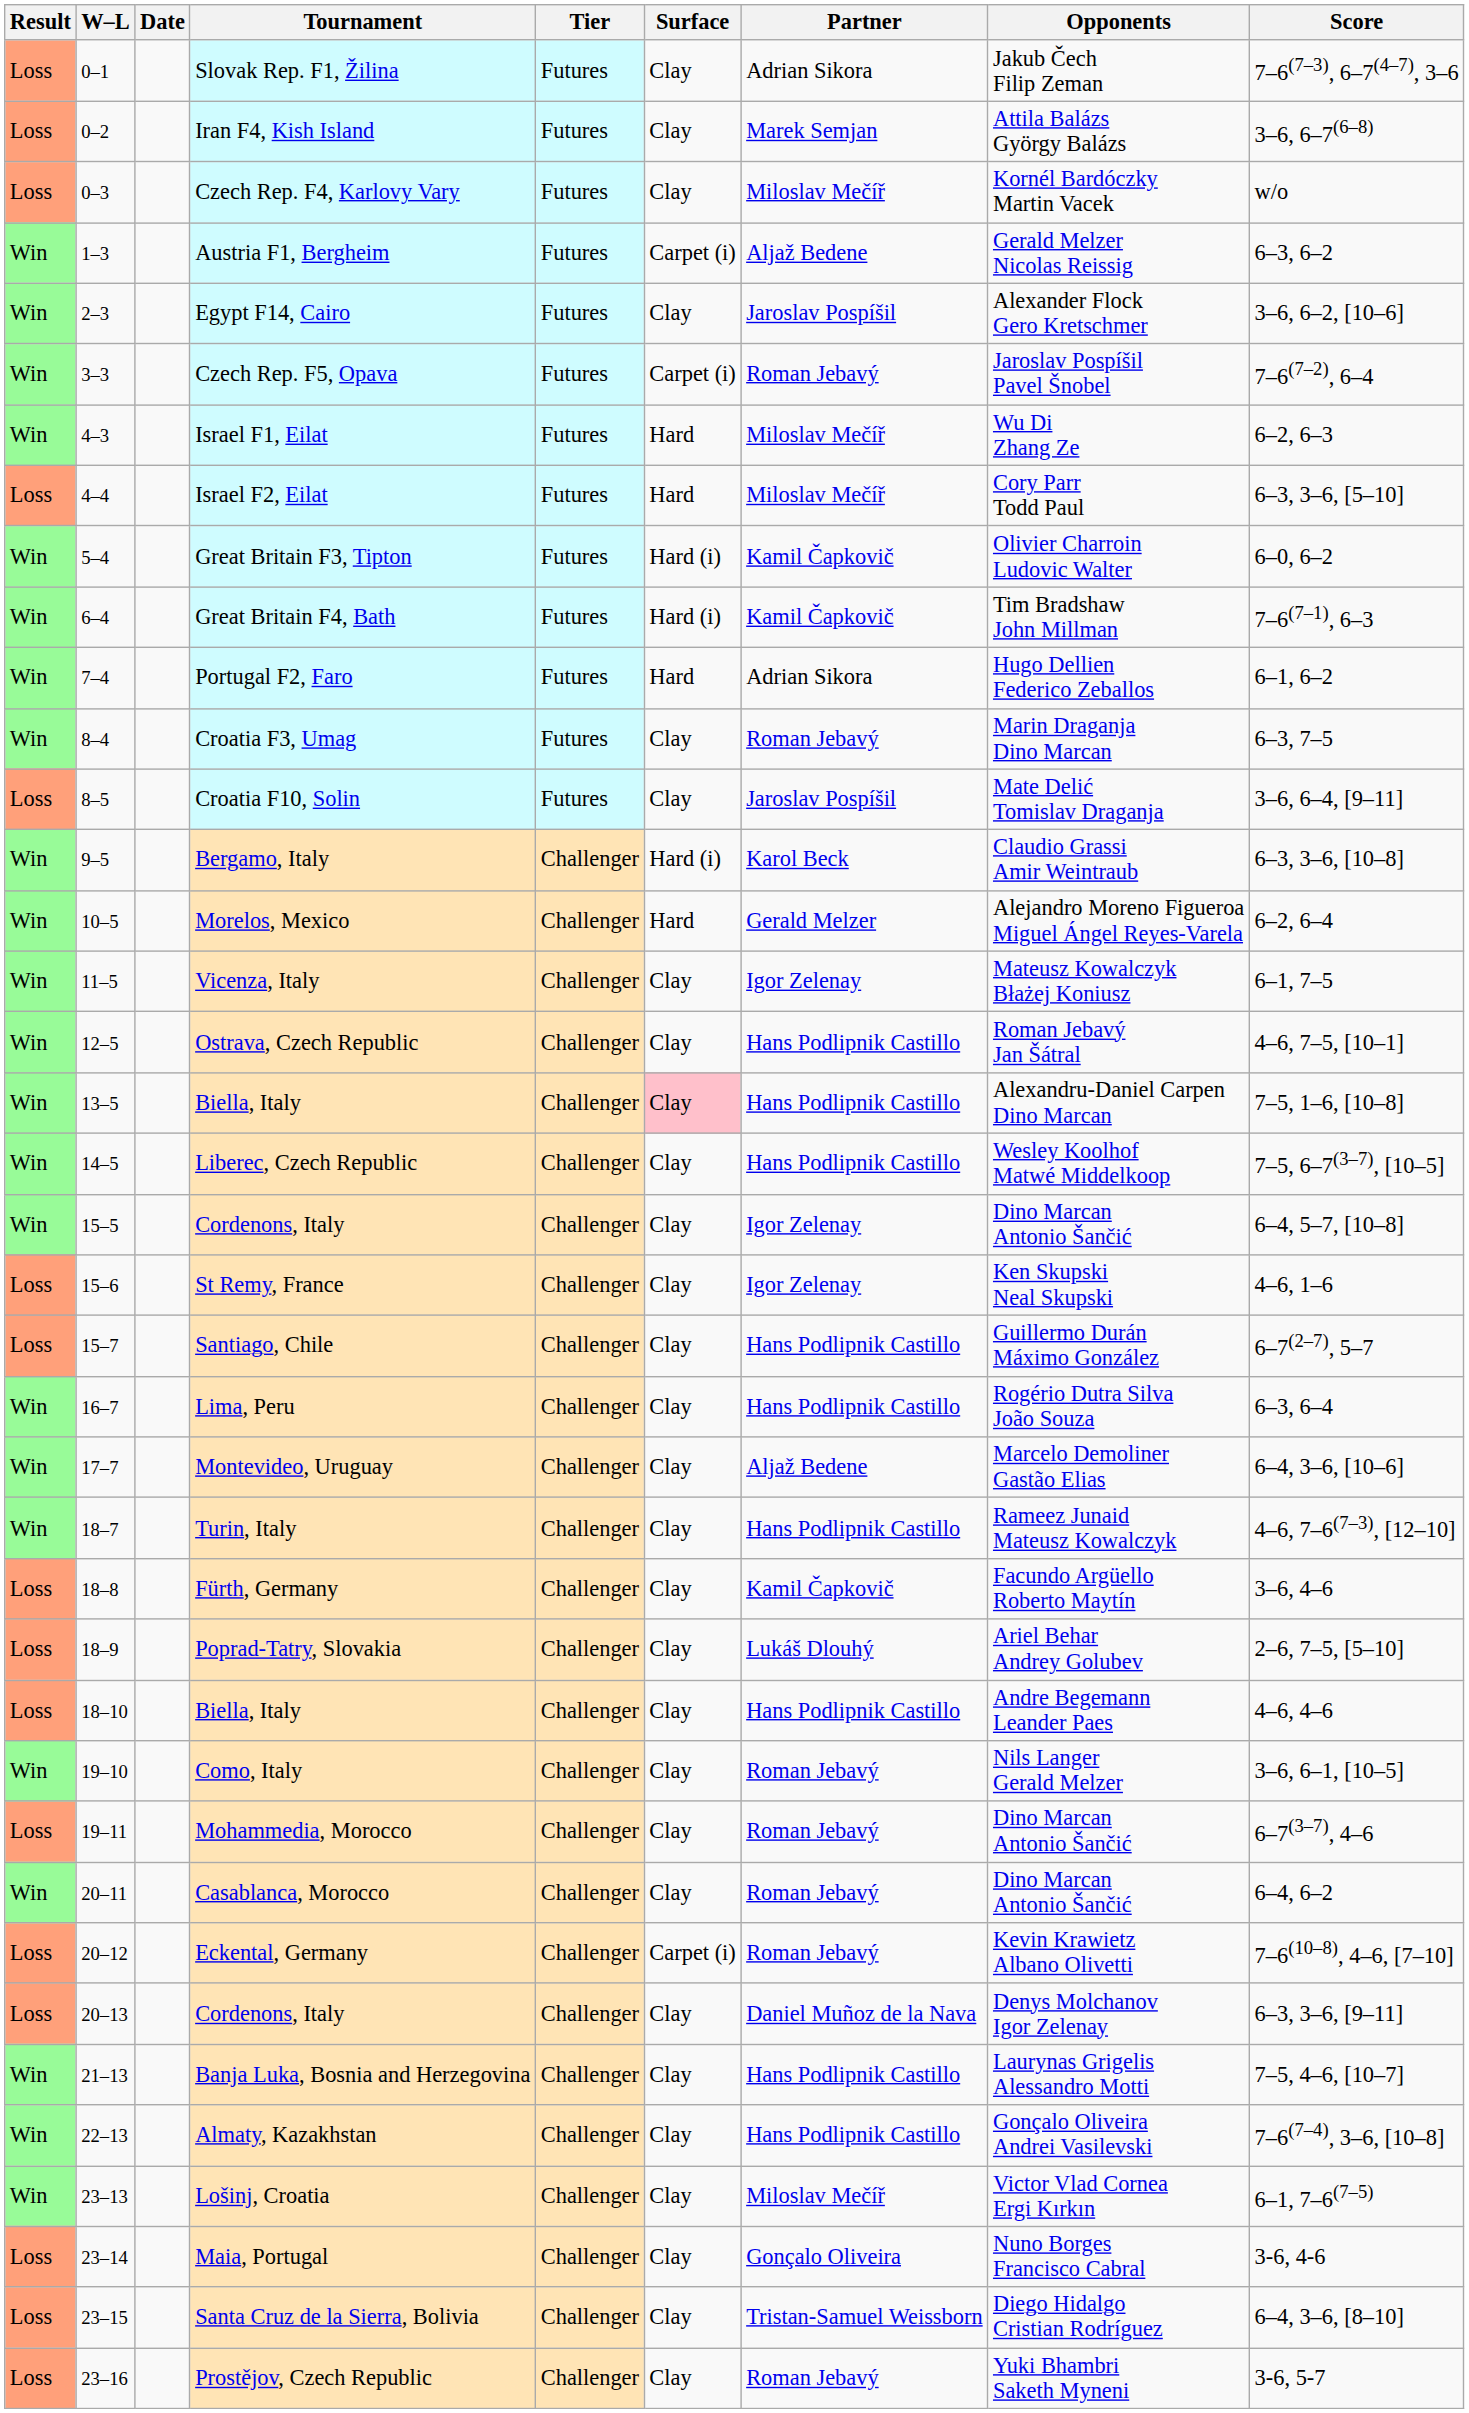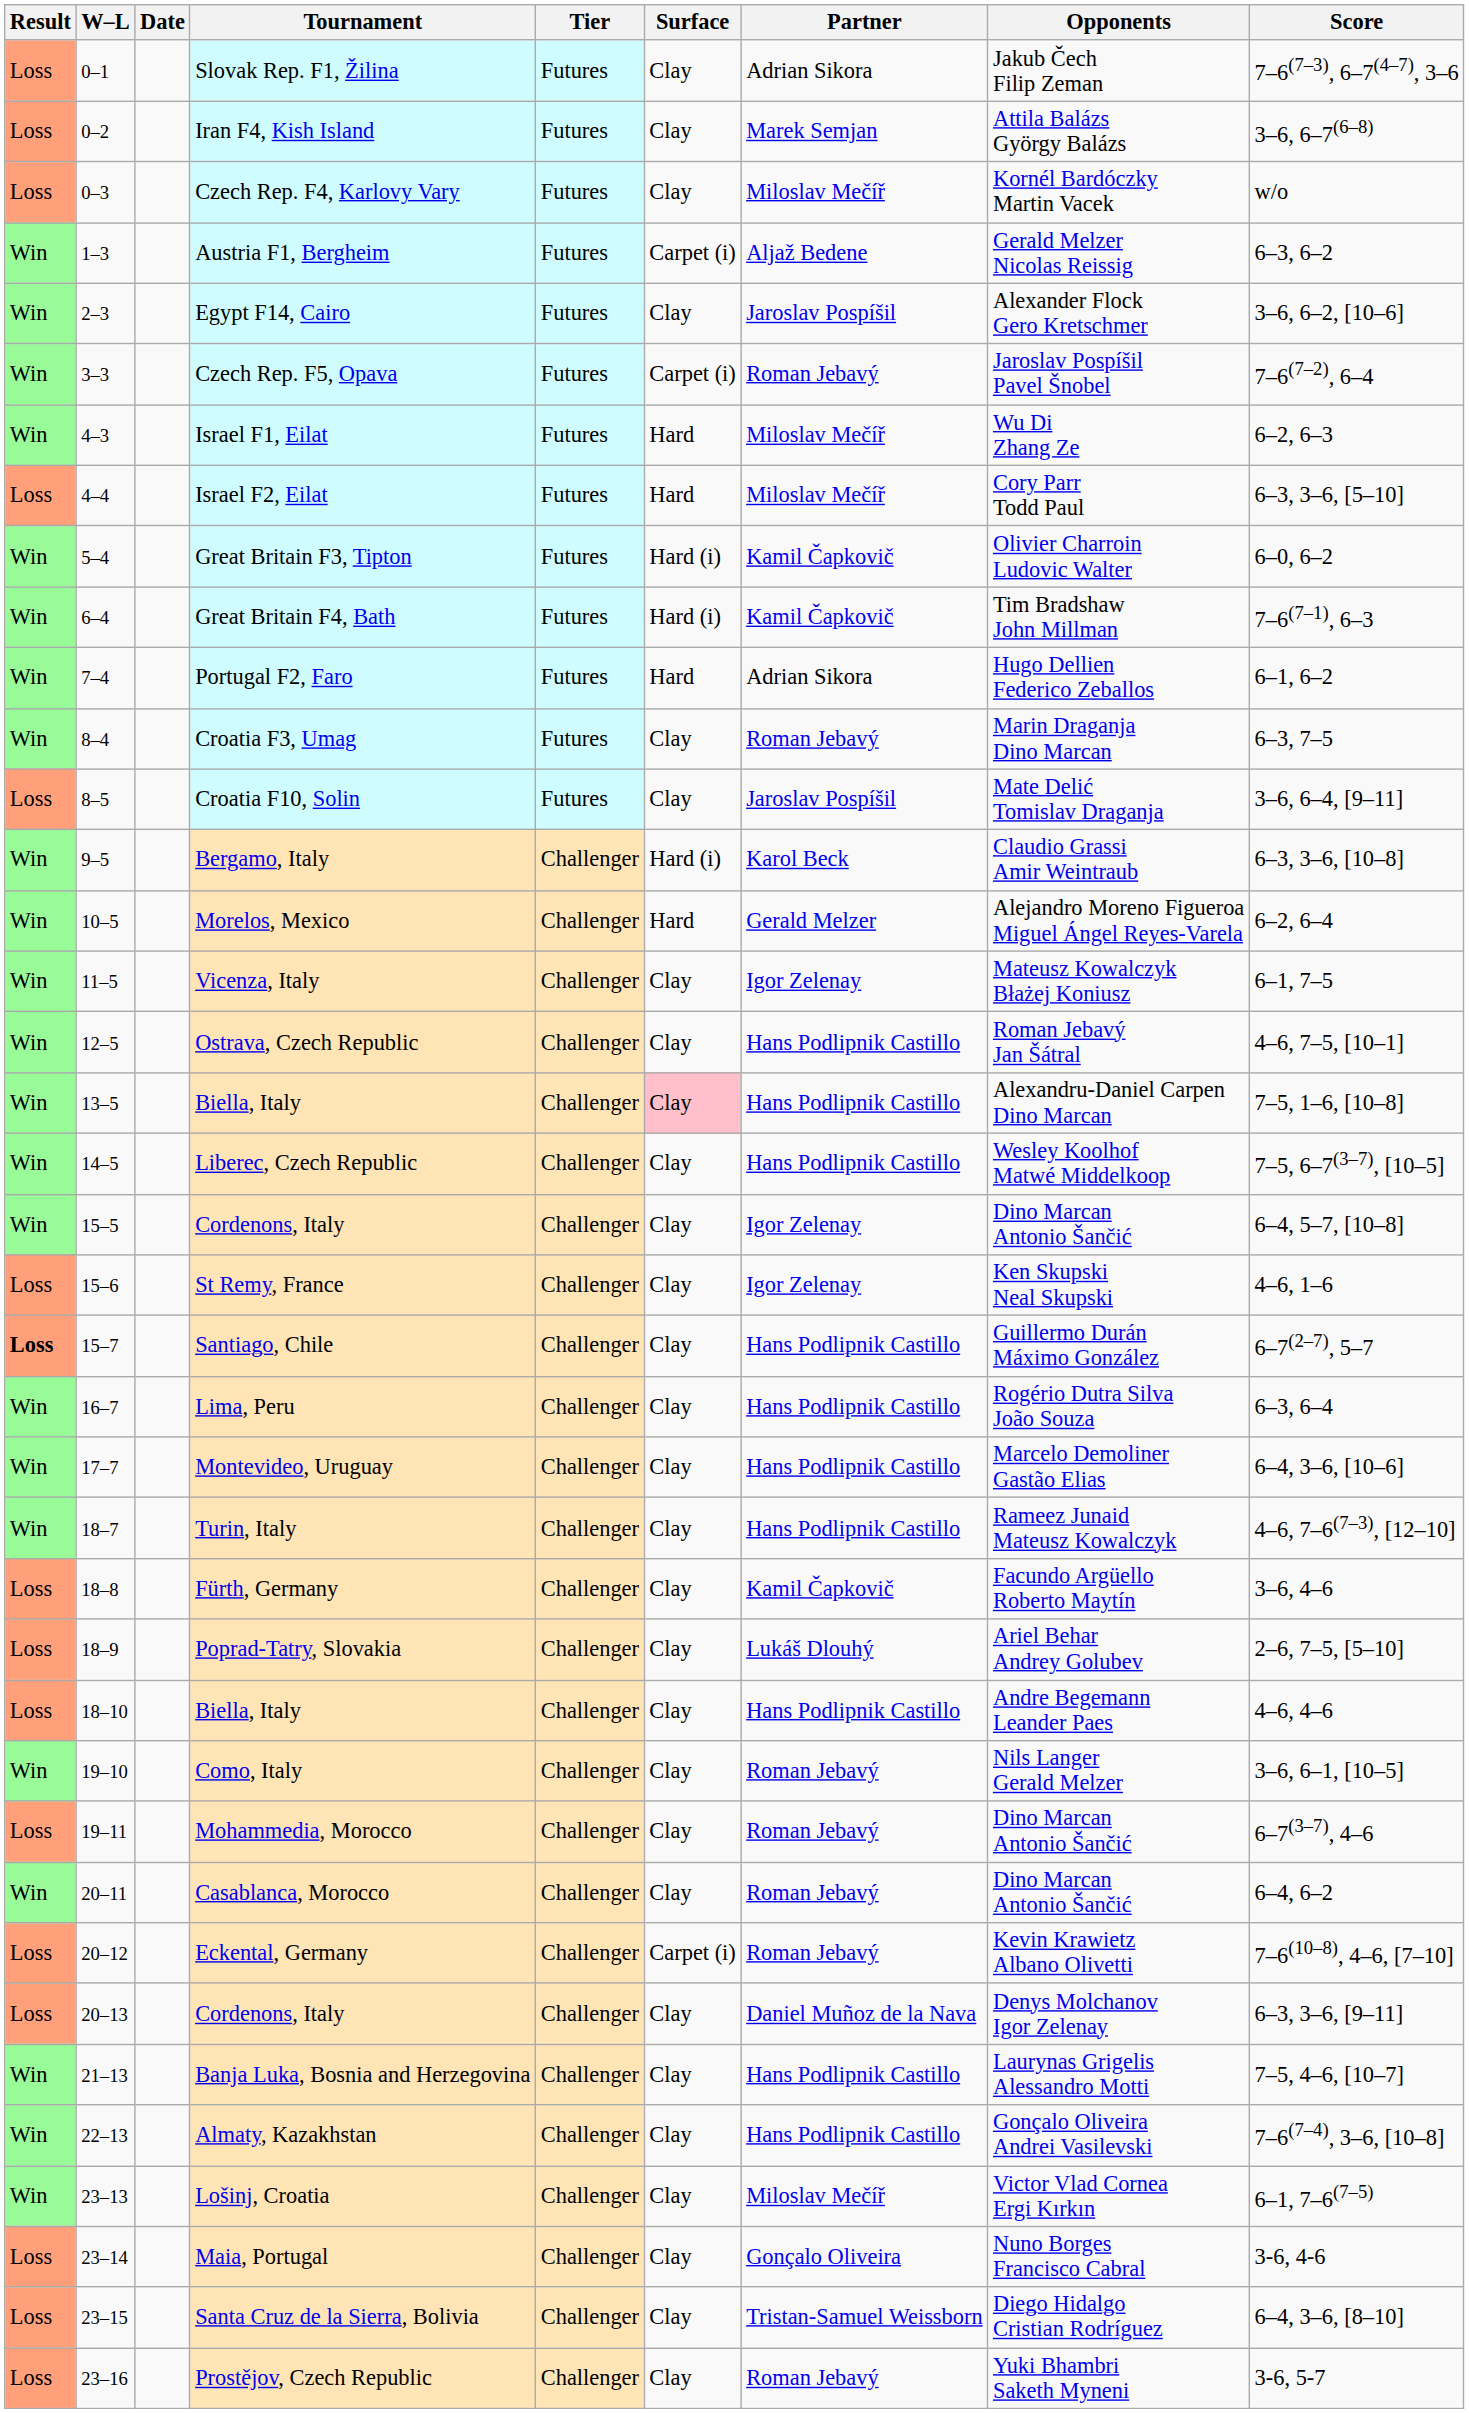(31, 1345) normal -> (32, 1345) bold
(807, 1467) Aljaž Bedene -> (853, 1467) Hans Podlipnik Castillo
